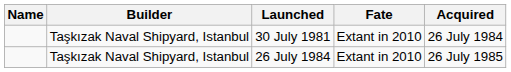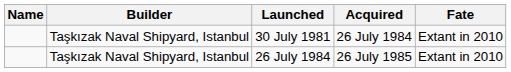columns swapped: (465, 15) <-> (379, 15)
